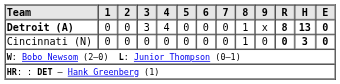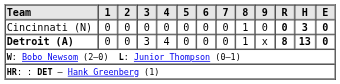rows swapped: (49, 42) <-> (40, 27)
